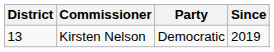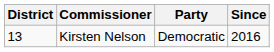(246, 36) 2019 -> (246, 36) 2016
